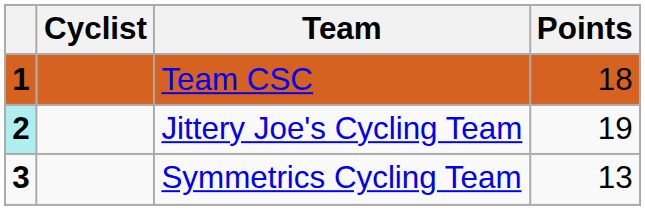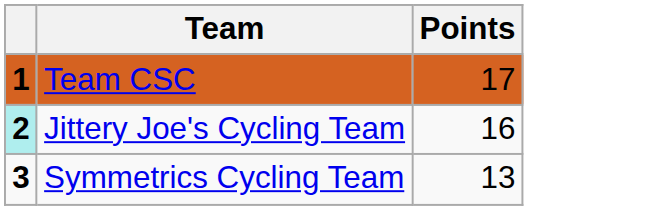- column: (96, 29)
(615, 79) 18 -> (498, 79) 17
(615, 128) 19 -> (498, 128) 16
